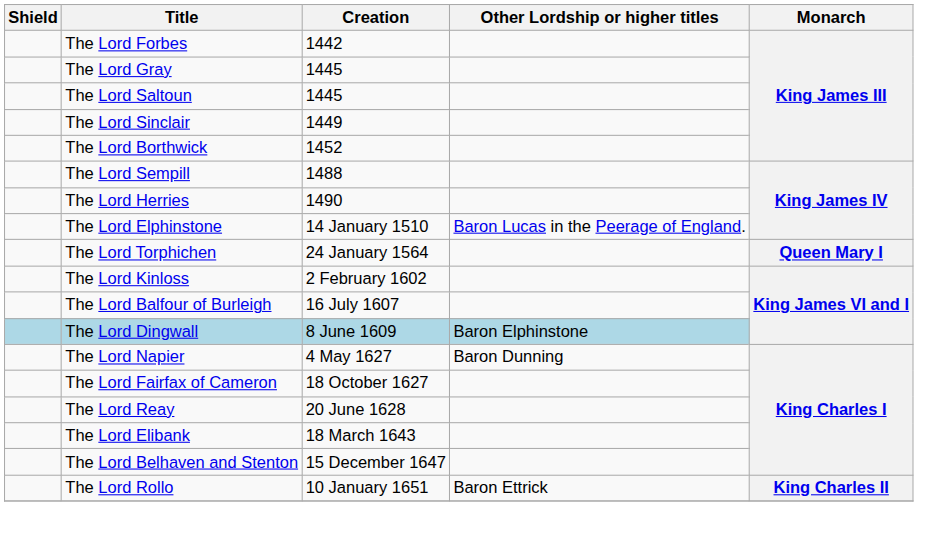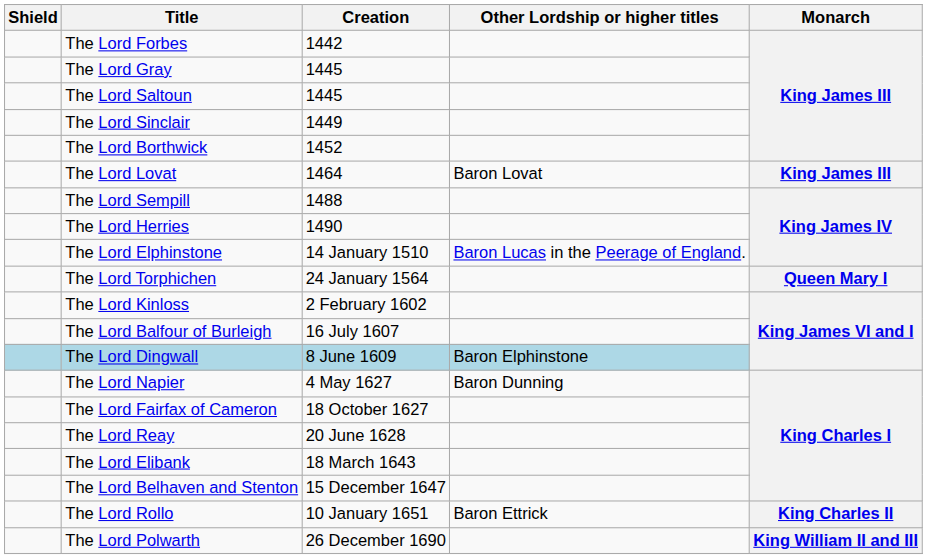+ row: (121, 174)
+ row: (133, 540)
